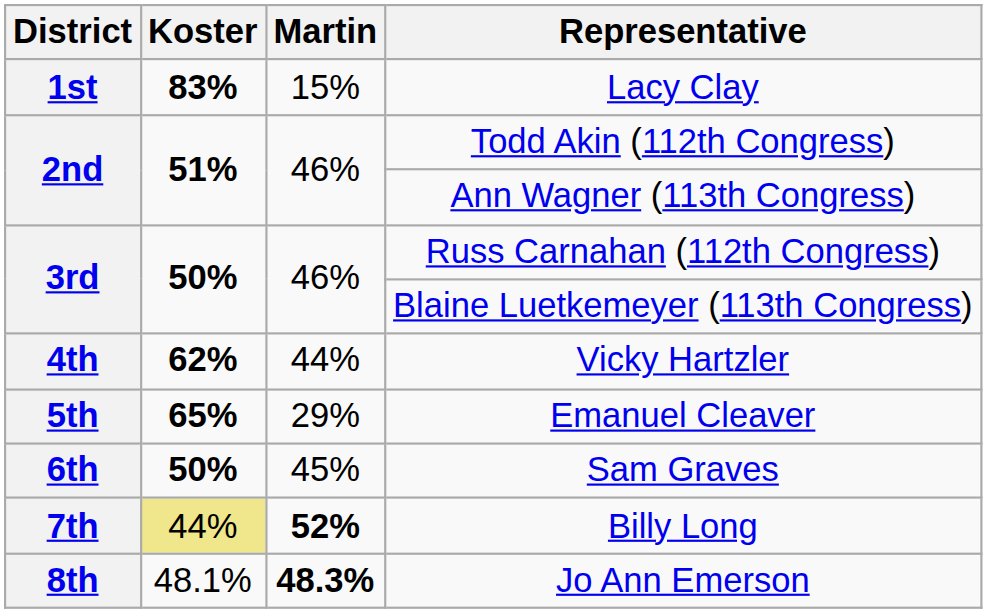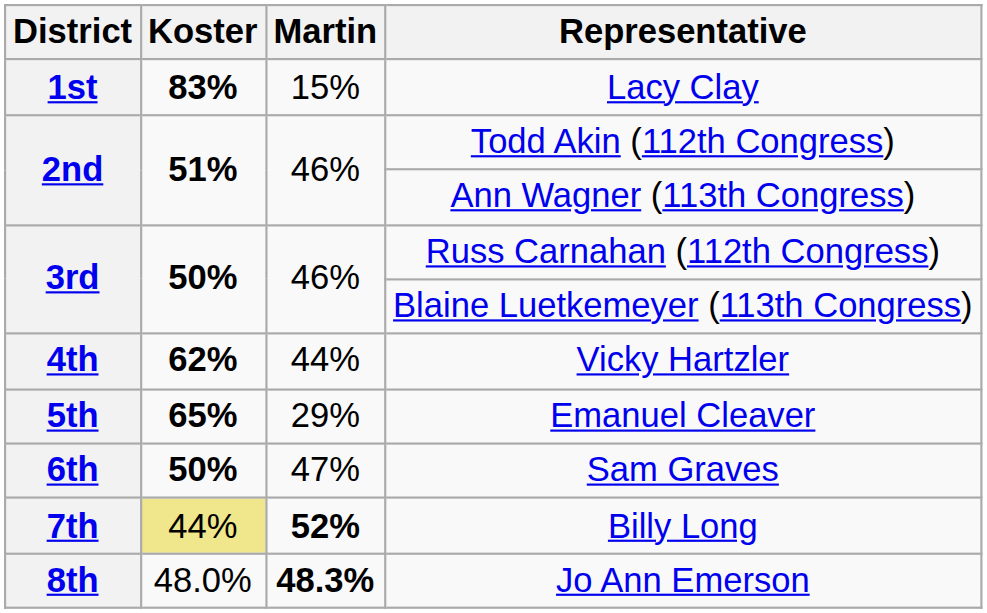(325, 470) 45% -> (325, 470) 47%
(203, 580) 48.1% -> (203, 580) 48.0%
